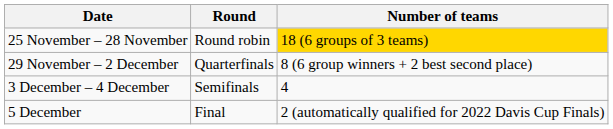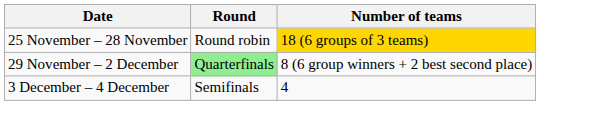(234, 64) no background -> (234, 64) lightgreen background
- row: (44, 111)
